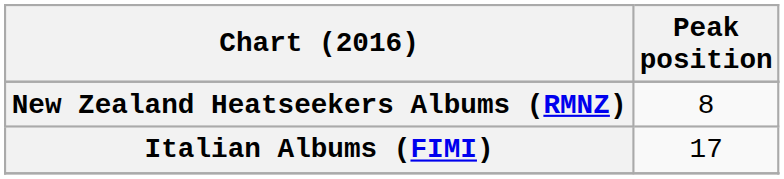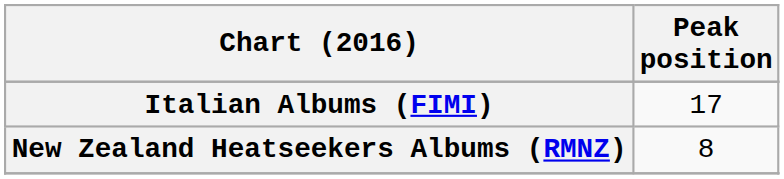rows swapped: (319, 150) <-> (319, 105)
